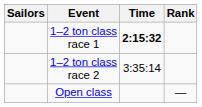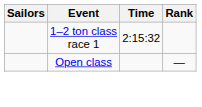(142, 37) bold -> (141, 37) normal
- row: (84, 68)
